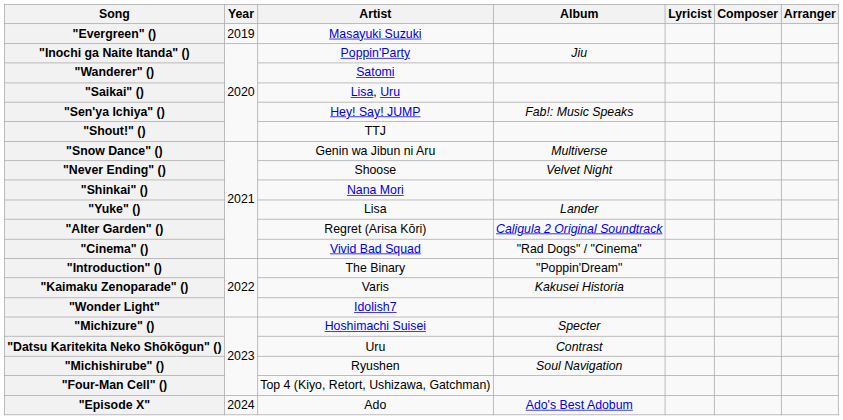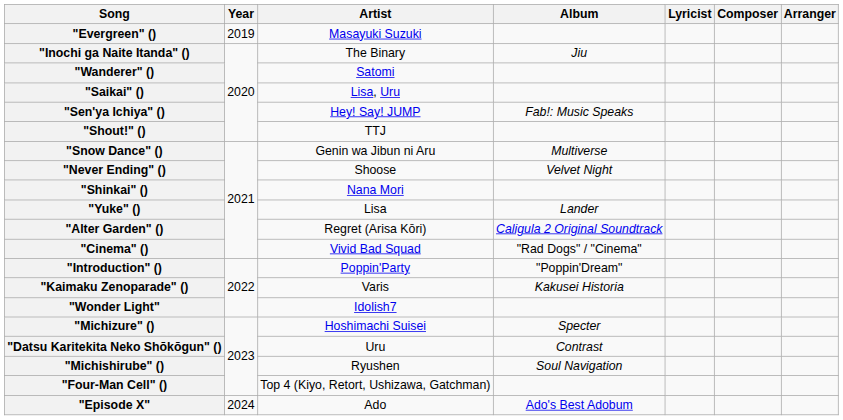(375, 53) Poppin'Party -> (375, 53) The Binary
(375, 268) The Binary -> (375, 268) Poppin'Party
